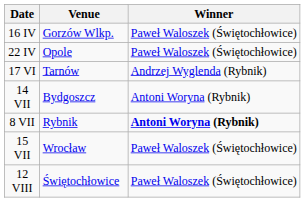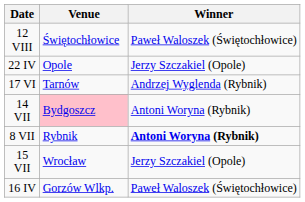rows swapped: (22, 33) <-> (22, 180)
(214, 52) Paweł Waloszek (Świętochłowice) -> (188, 65) Jerzy Szczakiel (Opole)
(69, 96) no background -> (69, 110) pink background
(214, 148) Paweł Waloszek (Świętochłowice) -> (188, 161) Jerzy Szczakiel (Opole)
